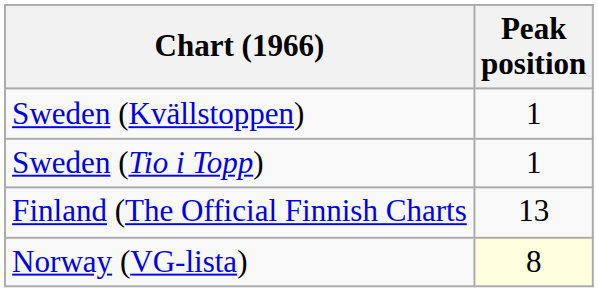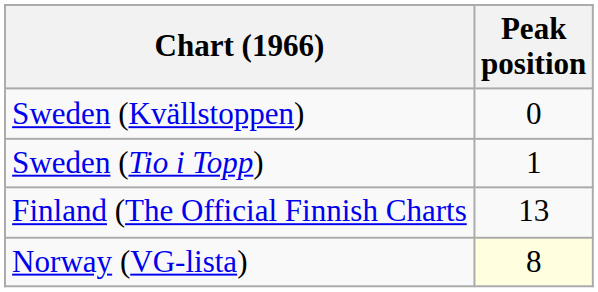(534, 113) 1 -> (534, 113) 0
